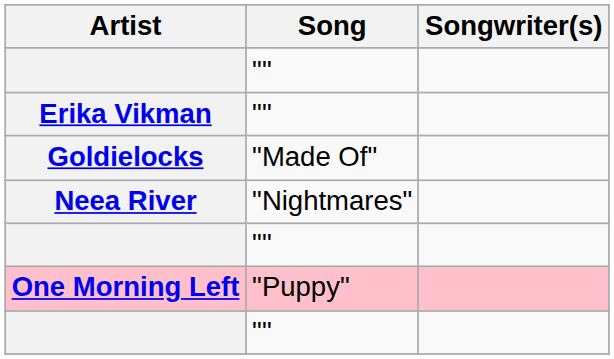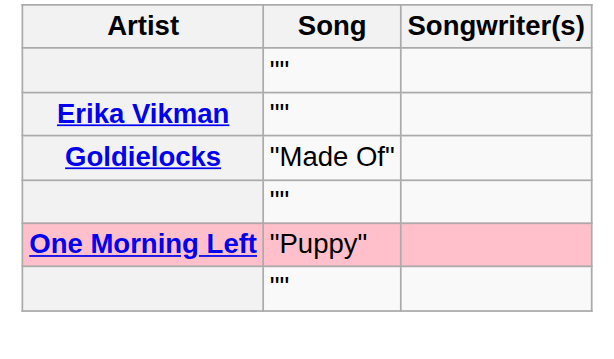- row: (126, 200)
